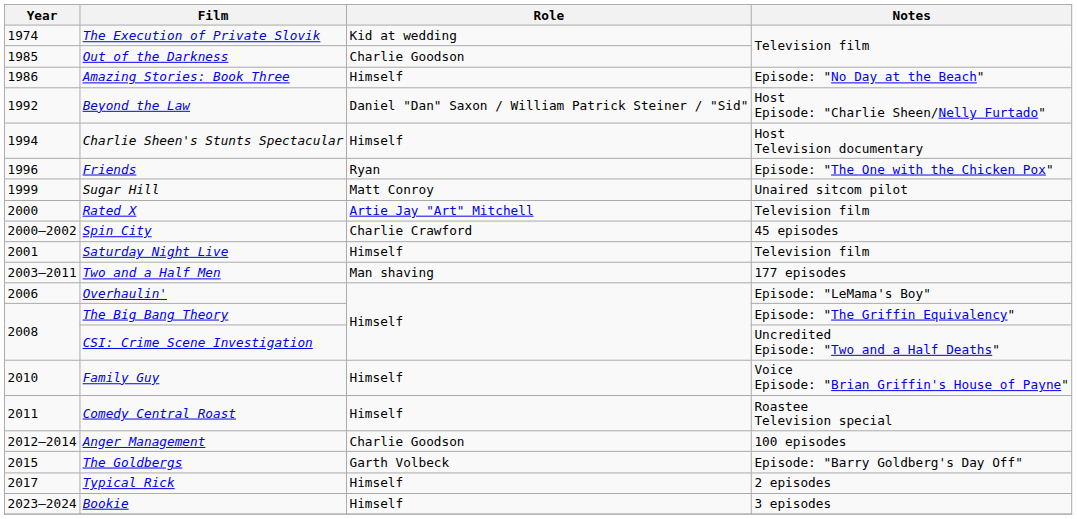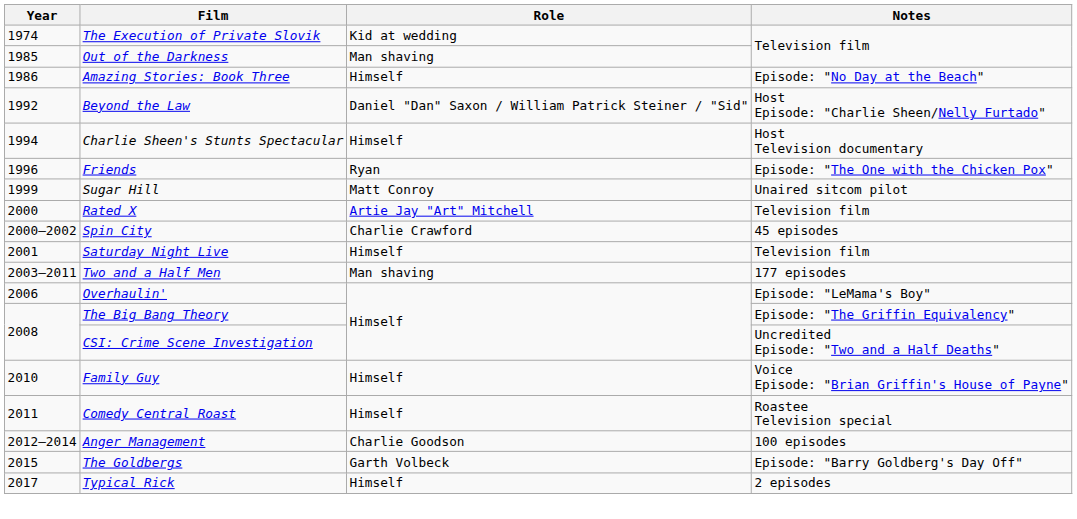(407, 56) Charlie Goodson -> (392, 56) Man shaving
- row: (106, 504)
